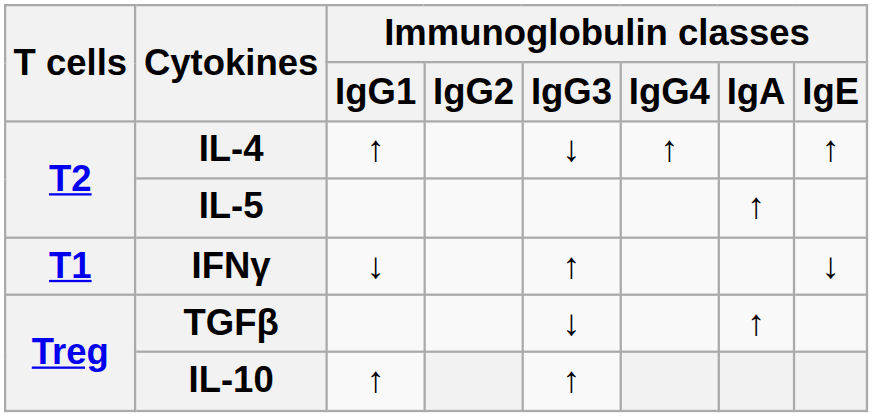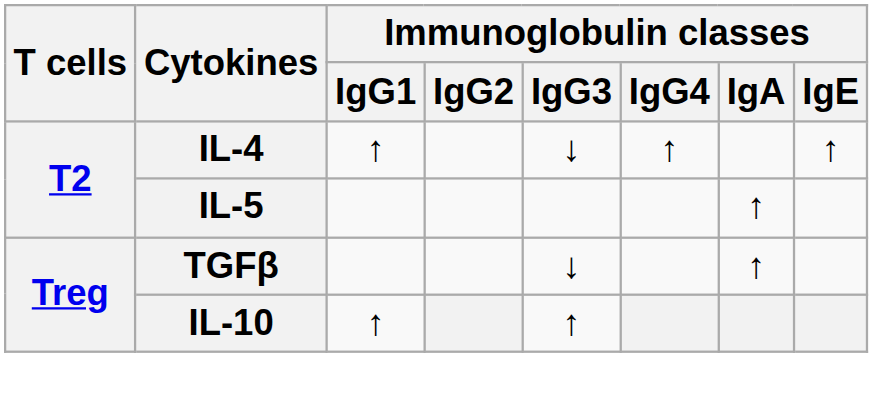- row: (231, 264)
